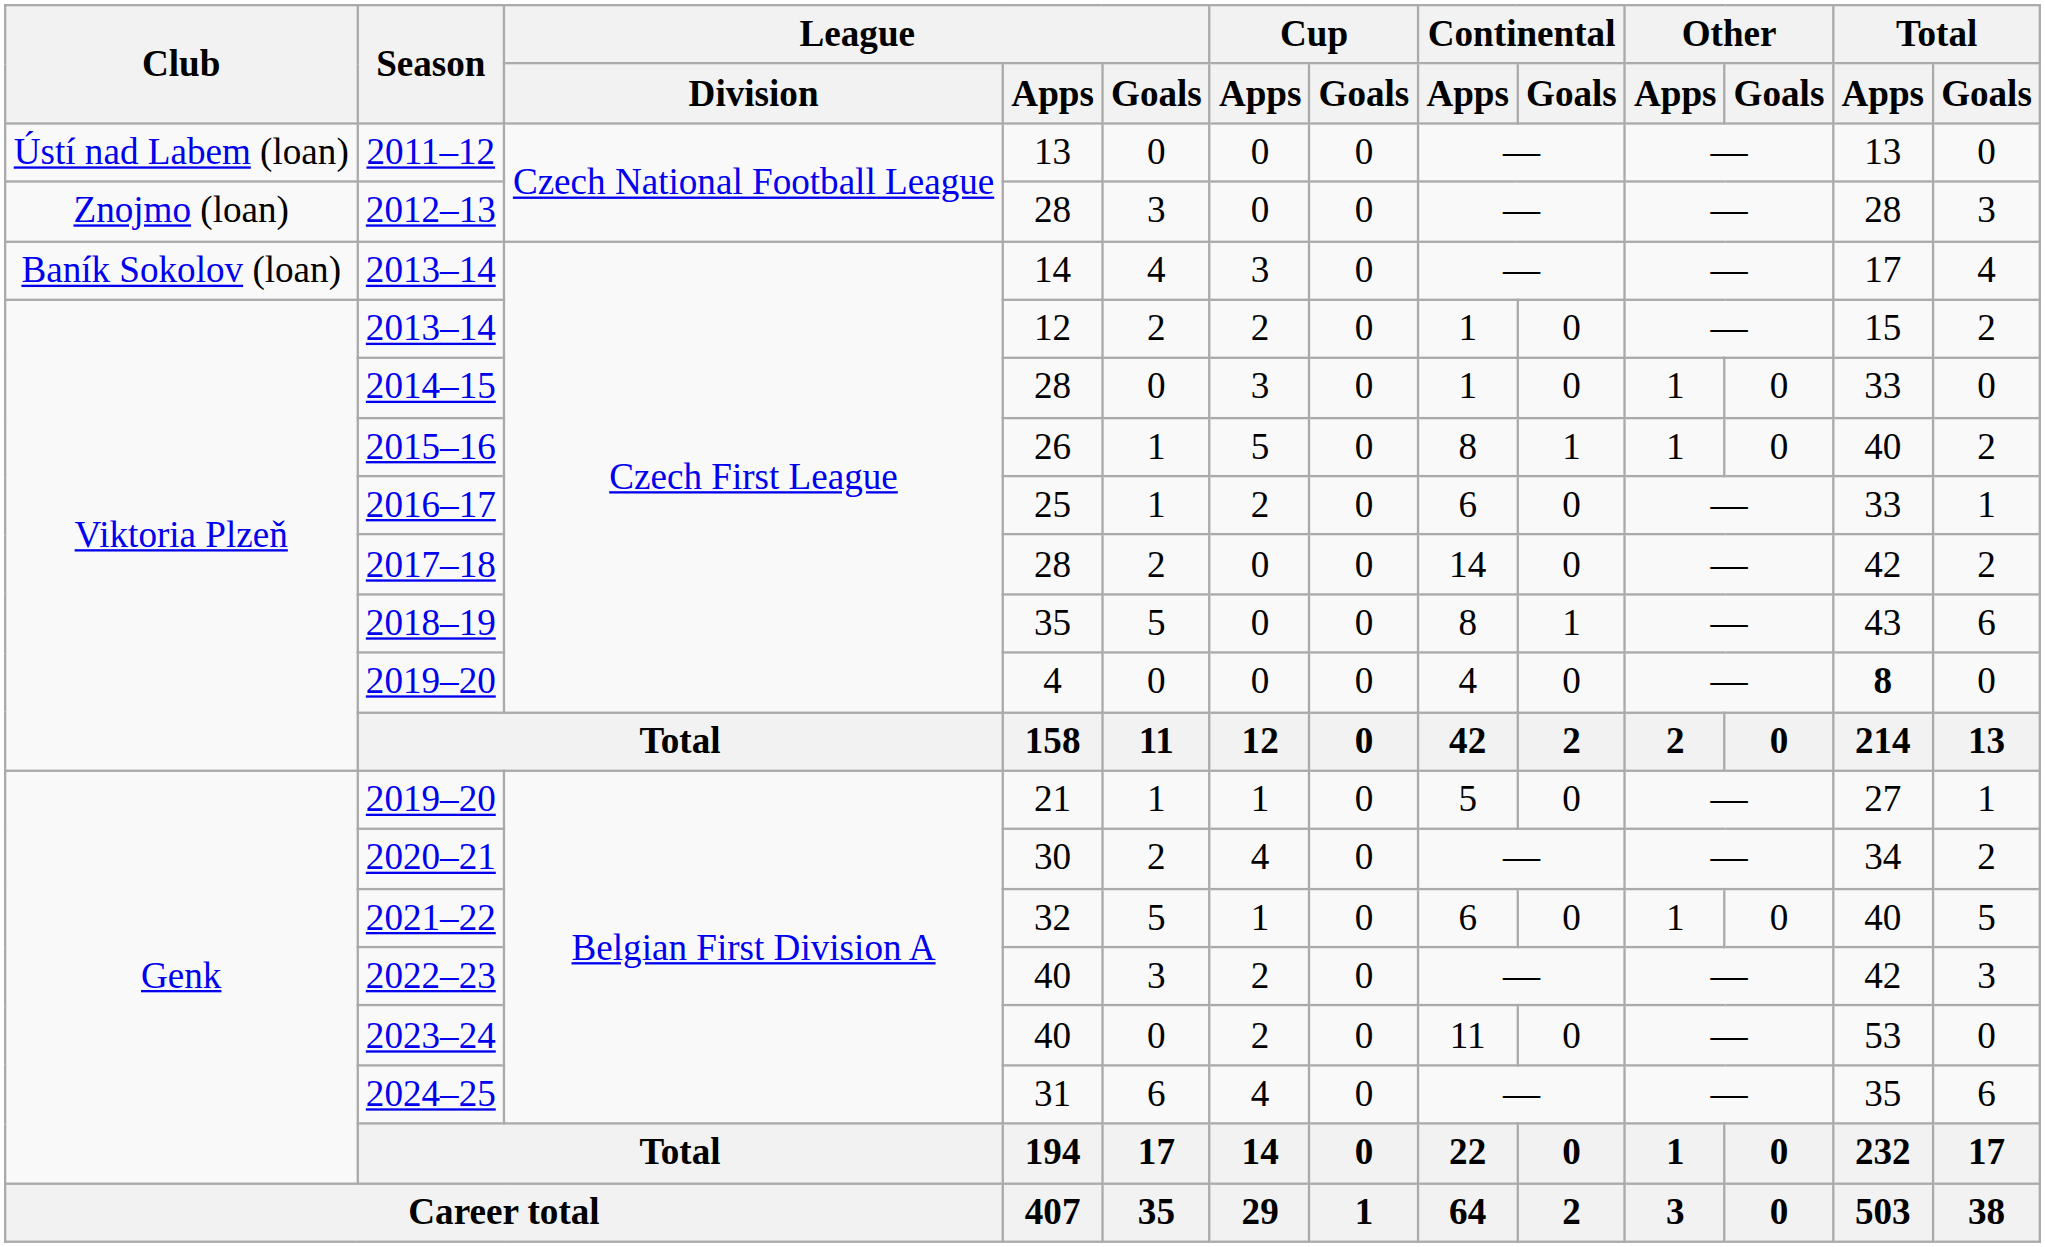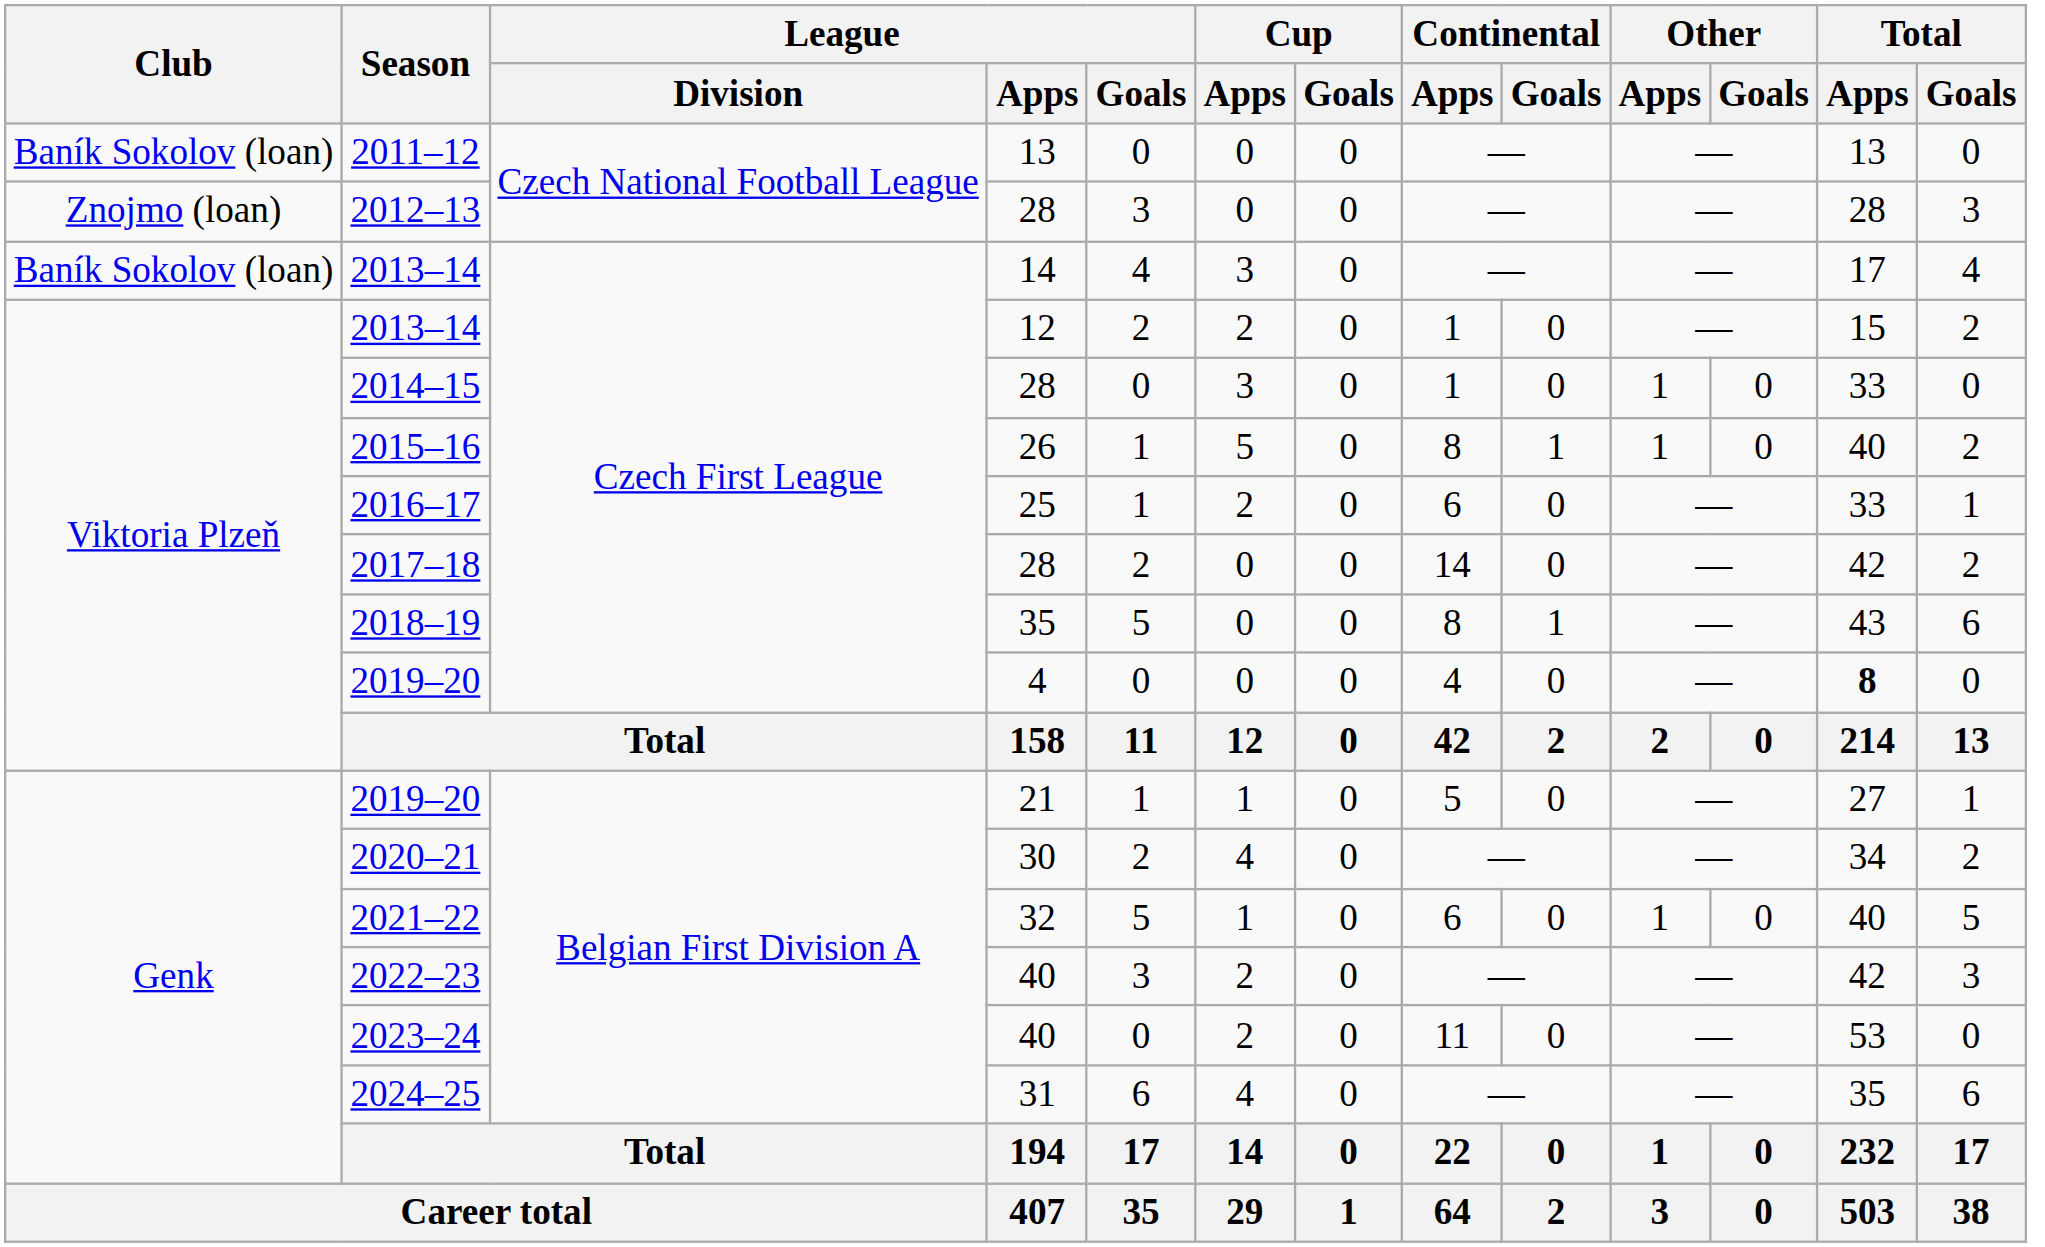(181, 151) Ústí nad Labem (loan) -> (174, 151) Baník Sokolov (loan)
